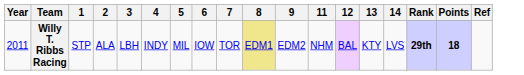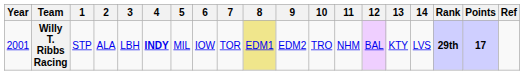+ column: (322, 13)
(18, 45) 2011 -> (18, 45) 2001
(156, 45) normal -> (157, 45) bold
(454, 45) 18 -> (481, 45) 17
